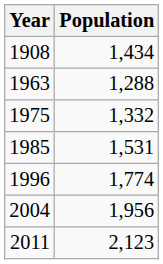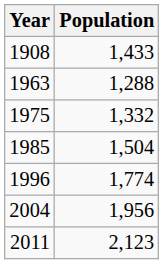(131, 52) 1,434 -> (131, 52) 1,433
(131, 147) 1,531 -> (131, 147) 1,504
